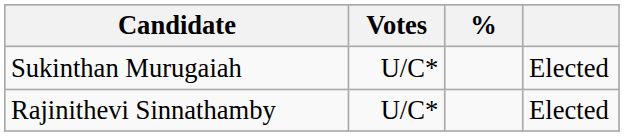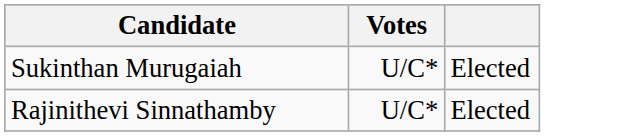- column: (484, 25)
